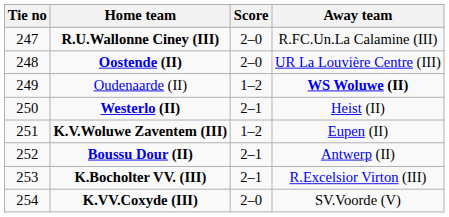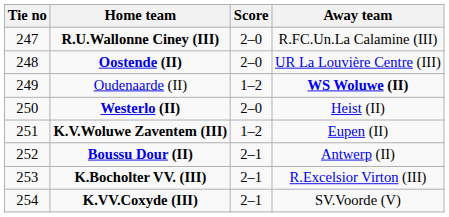(251, 108) 2–1 -> (251, 108) 2–0
(251, 200) 2–0 -> (251, 200) 2–1
